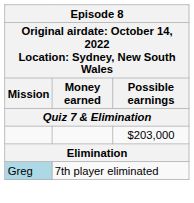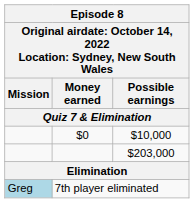+ row: (83, 135)
